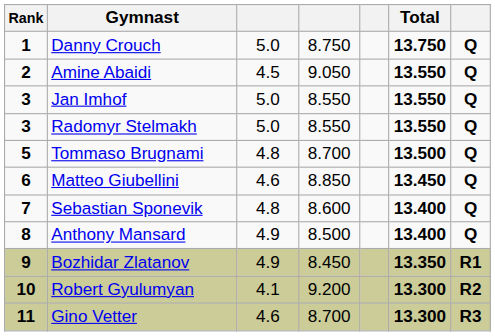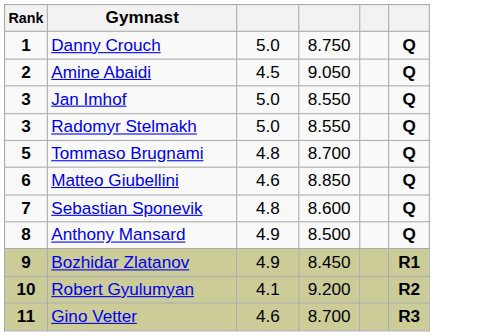- column: (420, 18)
